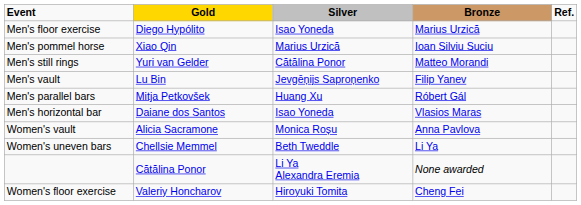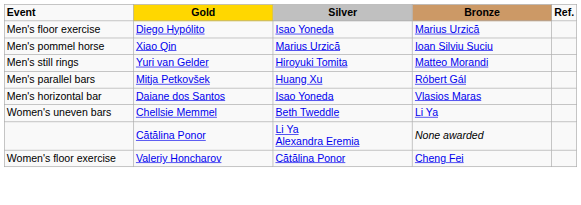(310, 63) Cătălina Ponor -> (311, 63) Hiroyuki Tomita
- row: (33, 79)
- row: (41, 130)
(311, 192) Hiroyuki Tomita -> (310, 158) Cătălina Ponor
